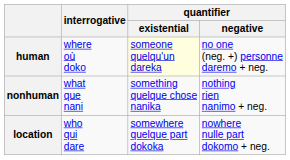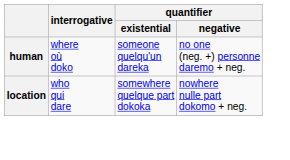(153, 56) lightyellow background -> (139, 56) no background
- row: (33, 95)
